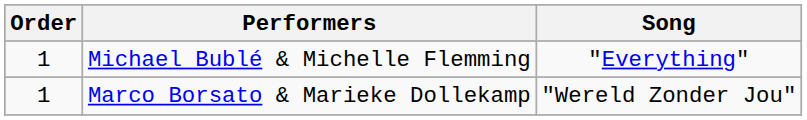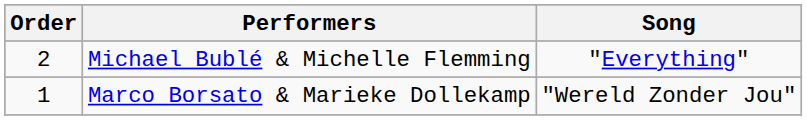(44, 60) 1 -> (44, 60) 2
